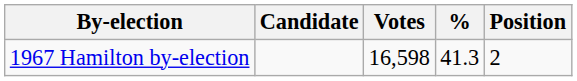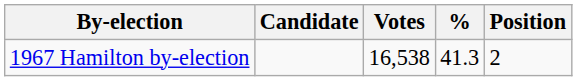(399, 57) 16,598 -> (399, 57) 16,538
